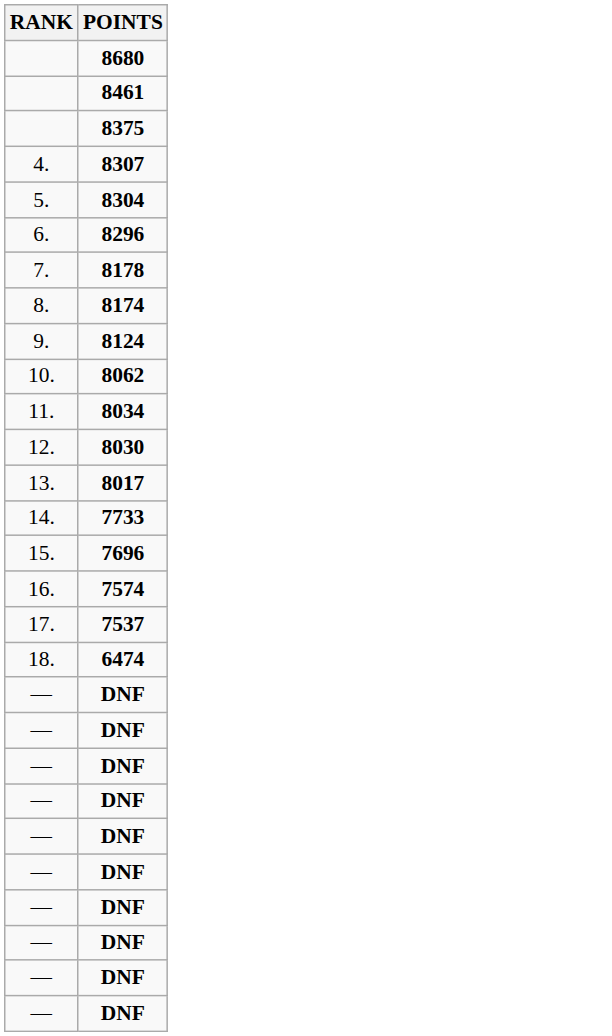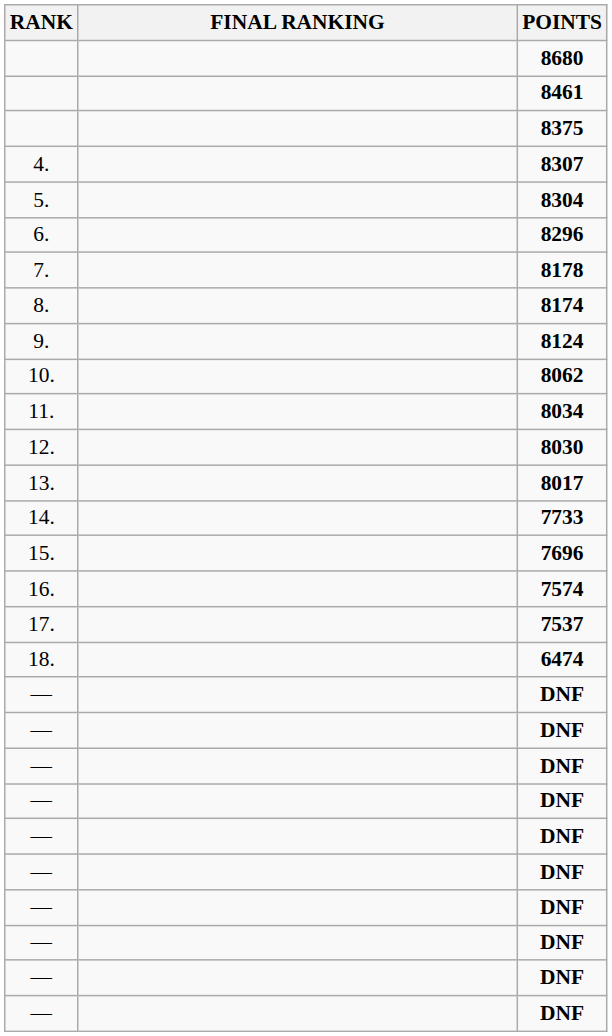+ column: (298, 22)
